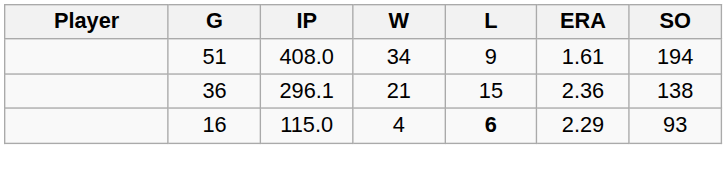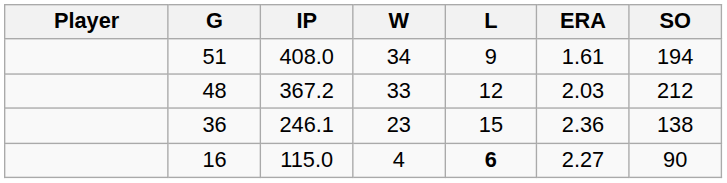+ row: (215, 90)
(307, 90) 296.1 -> (307, 125) 246.1
(399, 90) 21 -> (399, 125) 23
(583, 125) 2.29 -> (583, 159) 2.27
(675, 125) 93 -> (675, 159) 90
